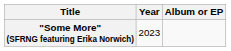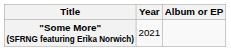(149, 33) 2023 -> (149, 33) 2021
